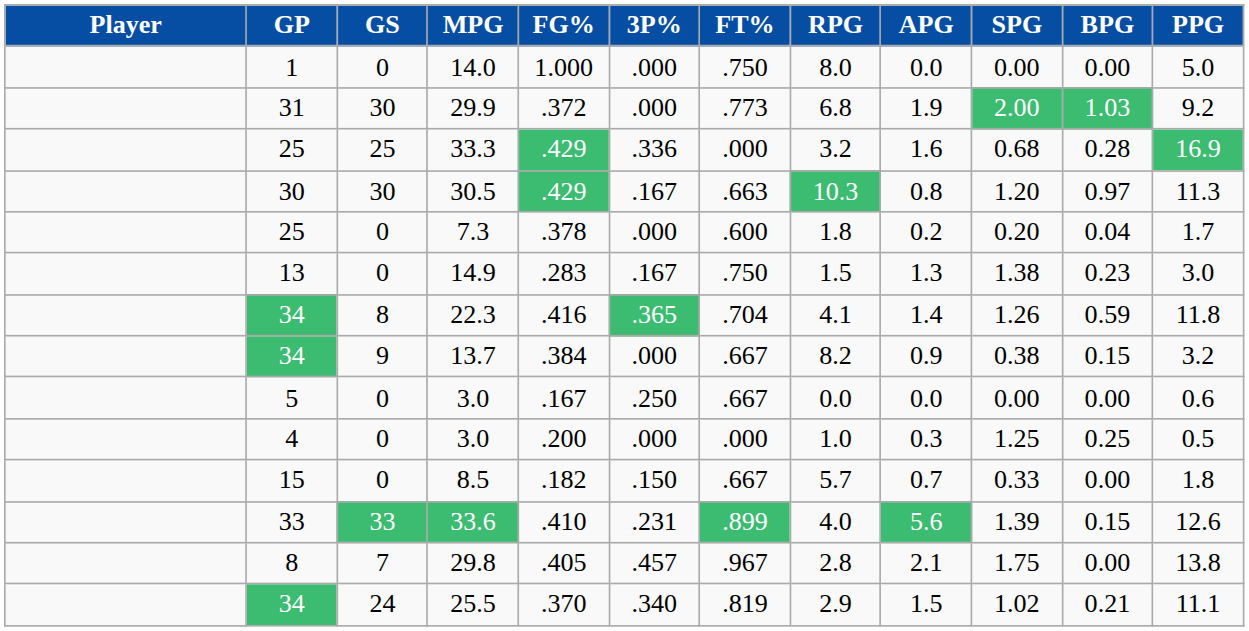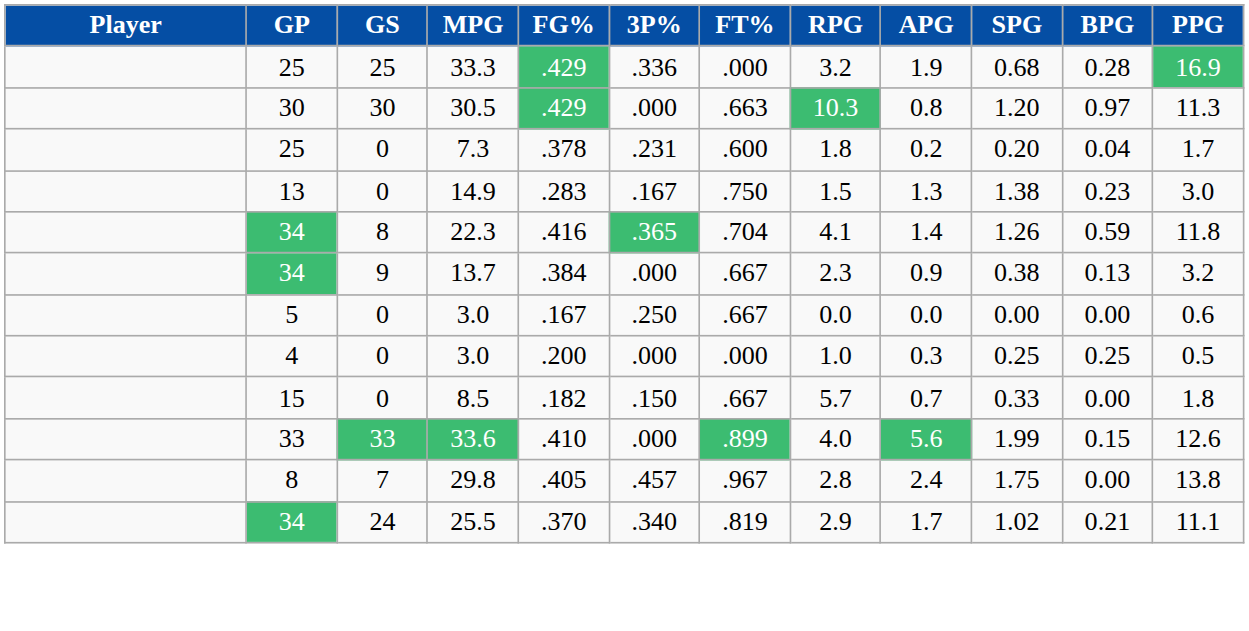- row: (292, 66)
- row: (292, 107)
(926, 149) 1.6 -> (926, 66) 1.9
(654, 190) .167 -> (654, 107) .000
(654, 231) .000 -> (654, 149) .231
(836, 356) 8.2 -> (836, 273) 2.3
(1107, 356) 0.15 -> (1107, 273) 0.13
(1017, 438) 1.25 -> (1017, 356) 0.25
(654, 521) .231 -> (654, 438) .000
(1017, 521) 1.39 -> (1017, 438) 1.99
(926, 562) 2.1 -> (926, 480) 2.4
(926, 604) 1.5 -> (926, 521) 1.7
